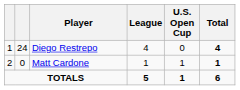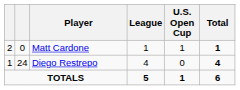rows swapped: (65, 48) <-> (60, 63)
